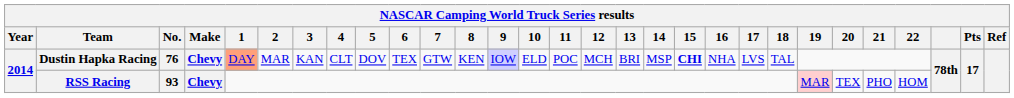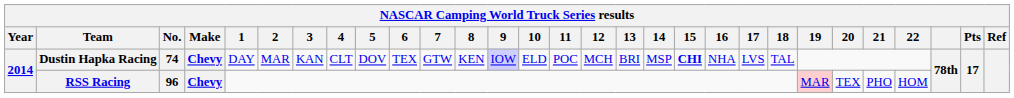(172, 59) 76 -> (172, 59) 74
(241, 59) lightsalmon background -> (241, 59) no background
(172, 81) 93 -> (172, 81) 96
